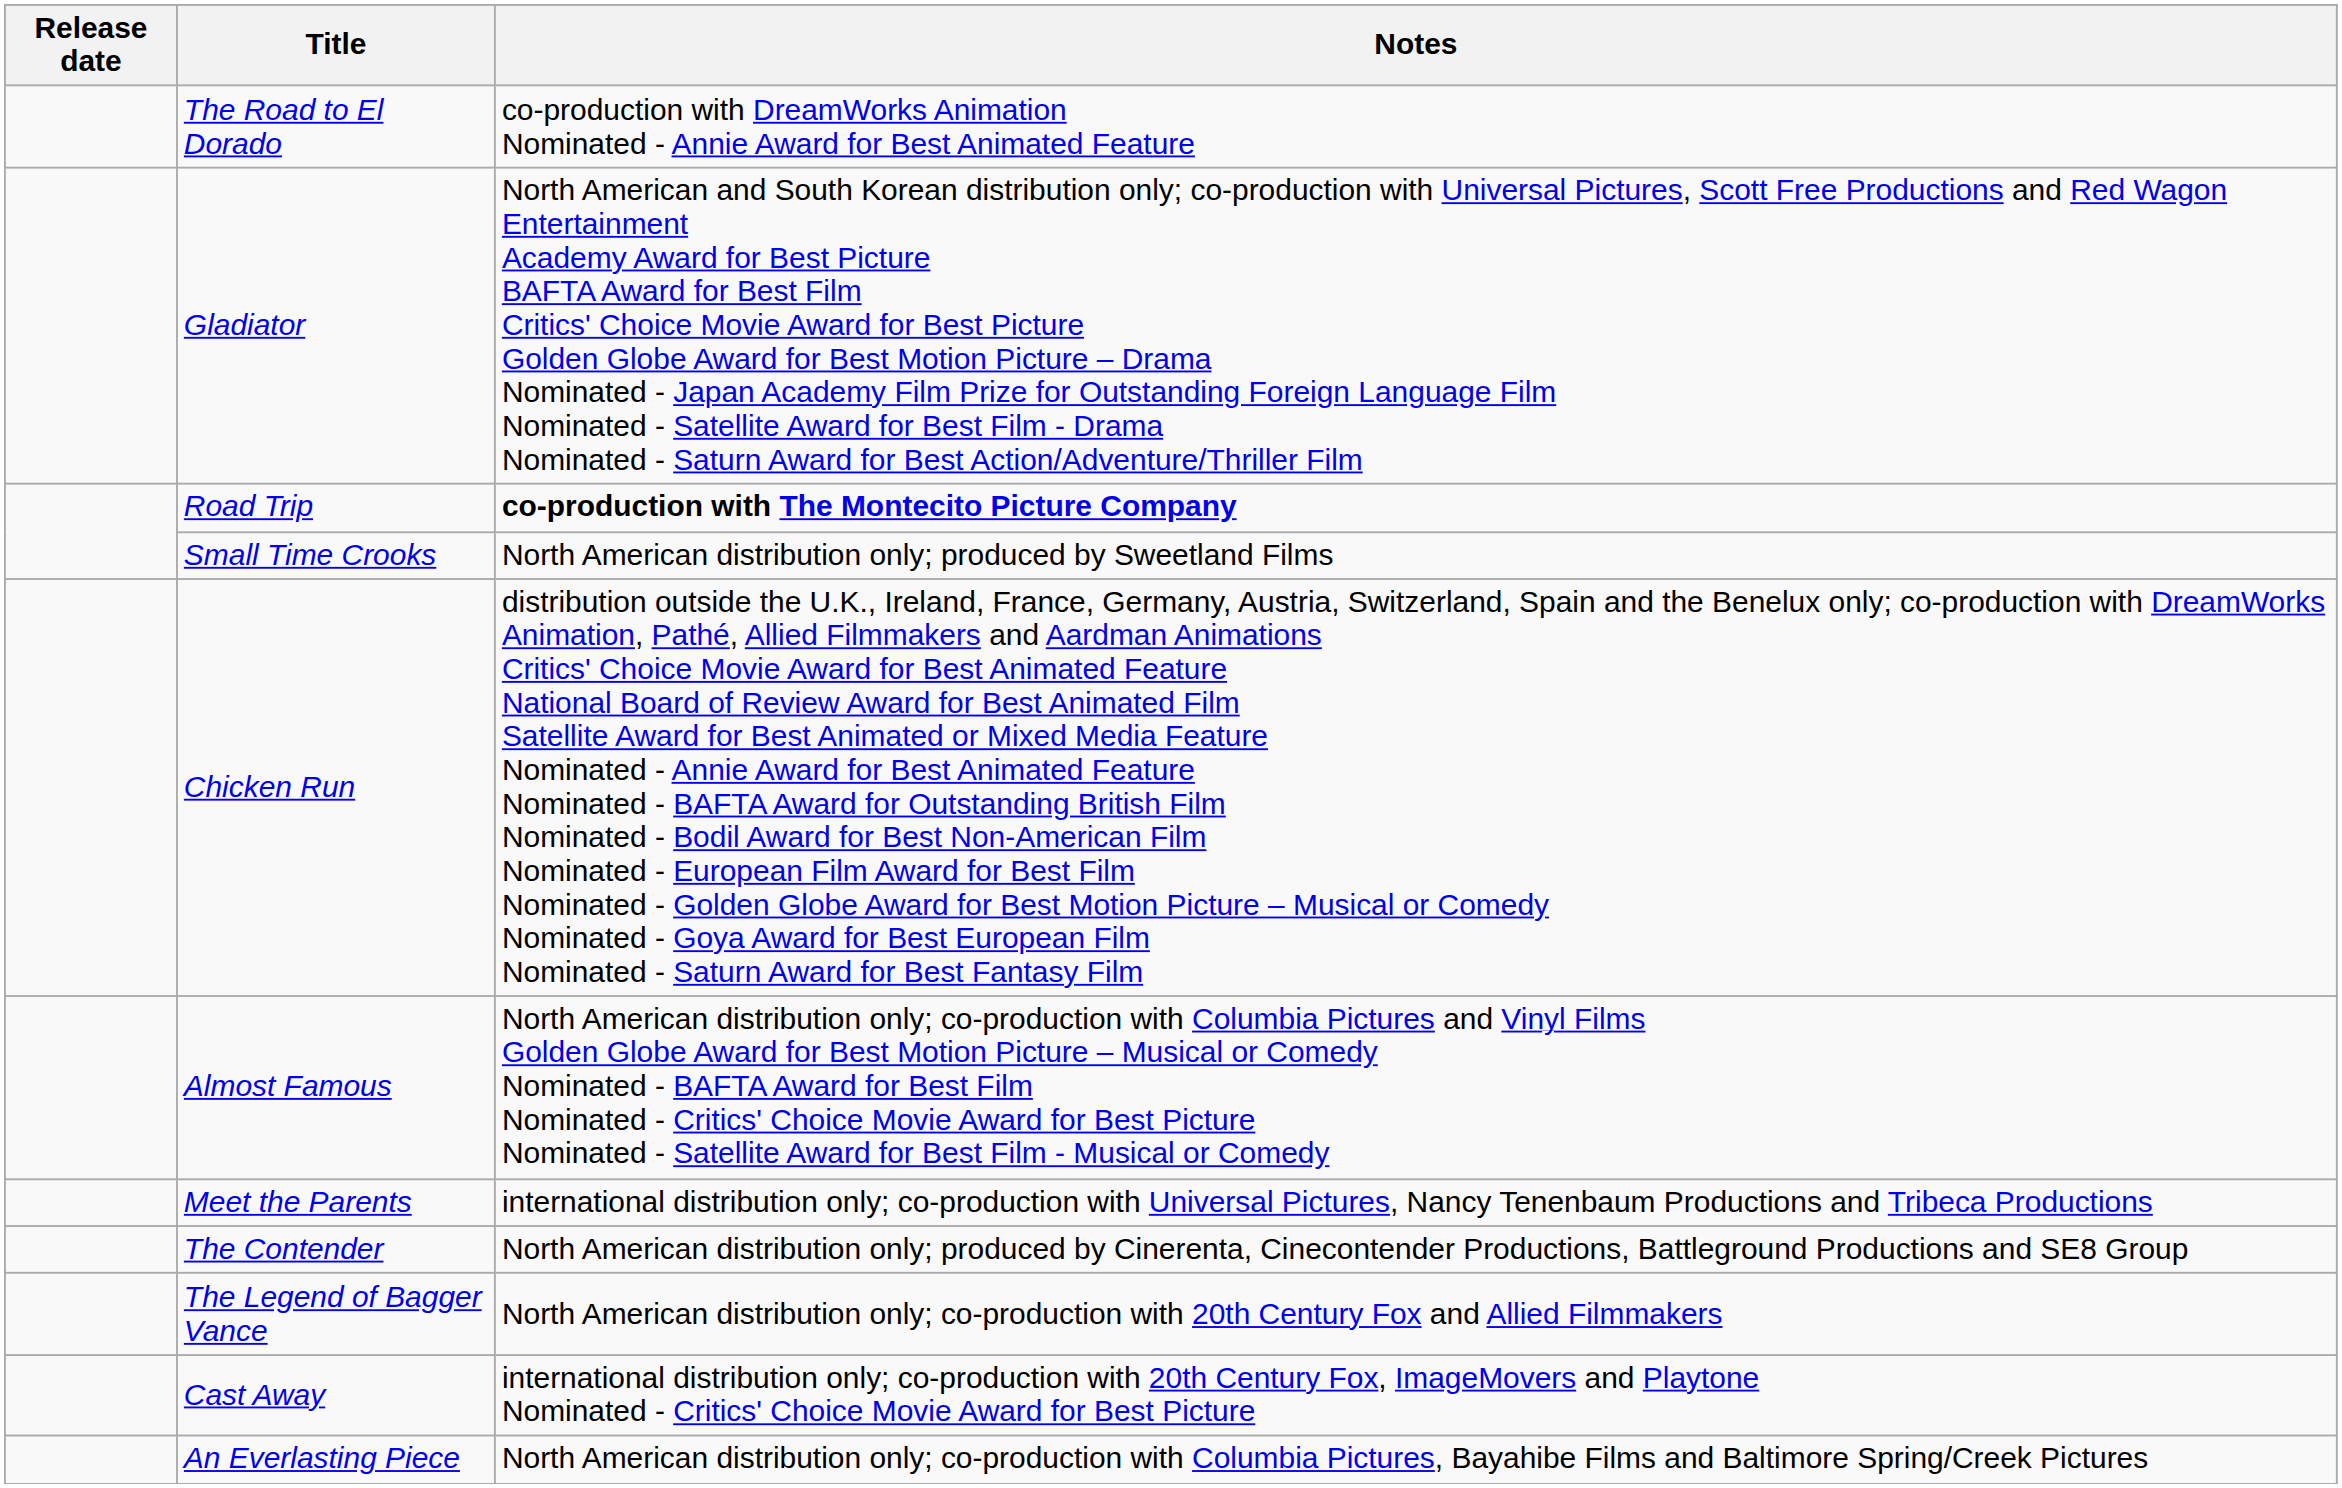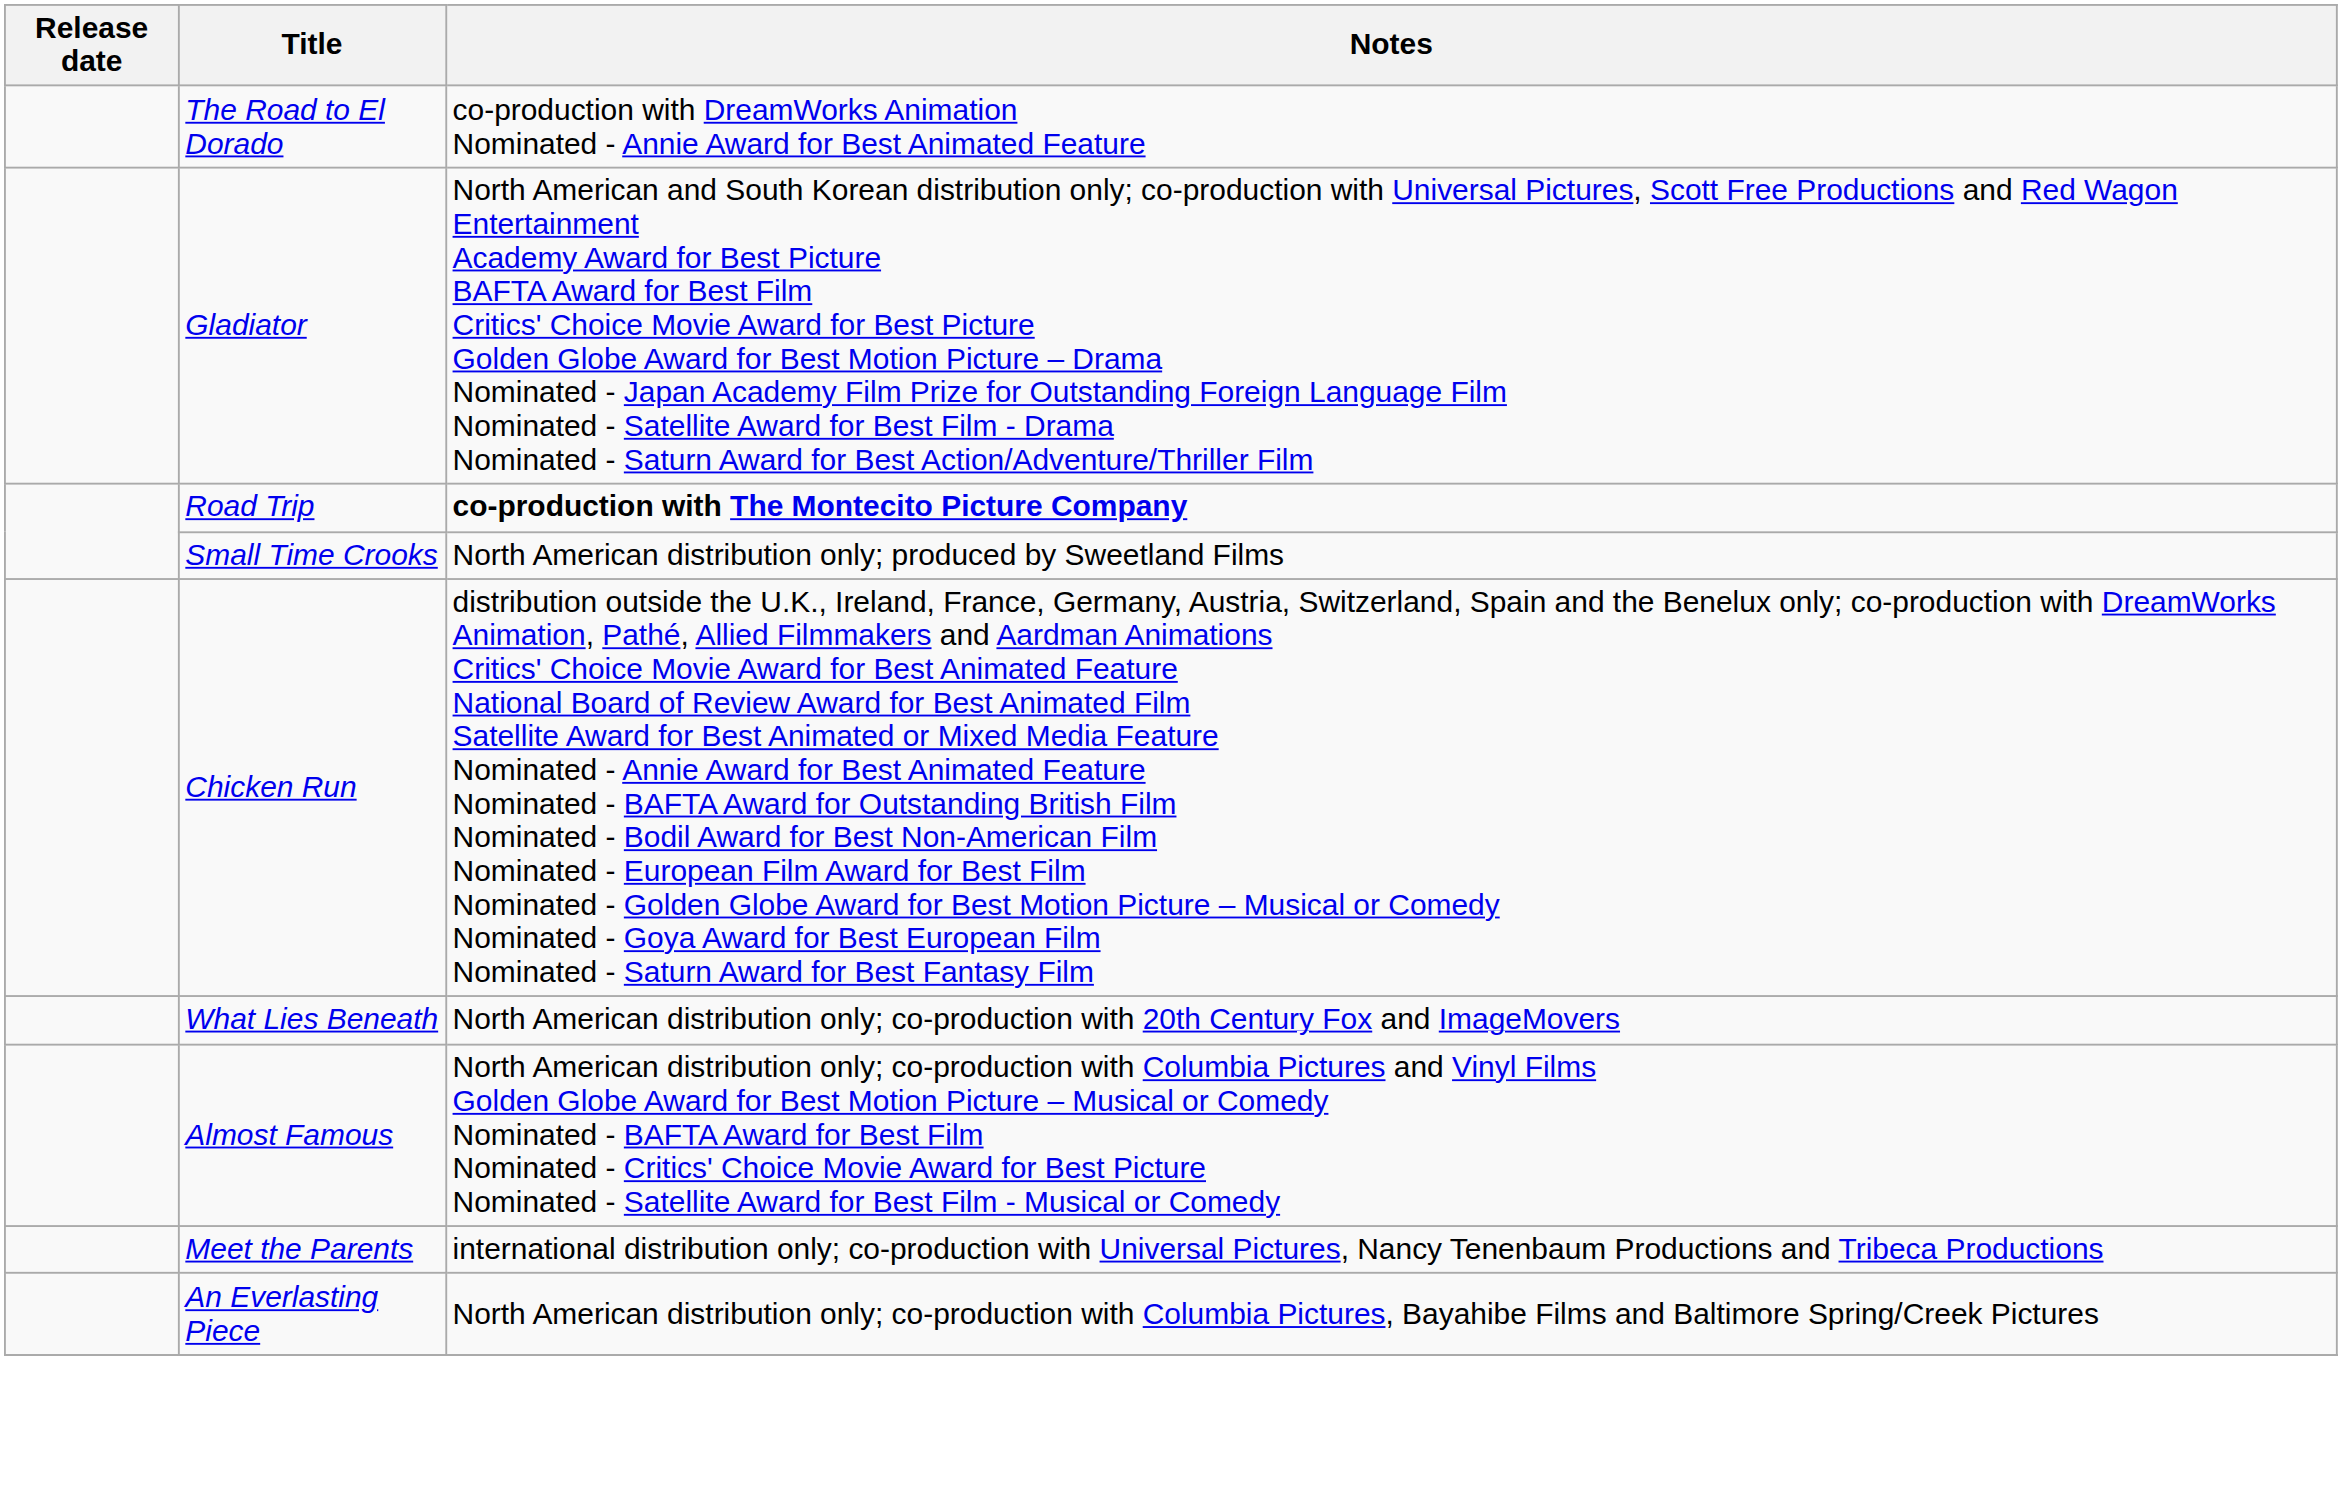+ row: (312, 1019)
- row: (284, 1249)
- row: (333, 1313)
- row: (255, 1394)
